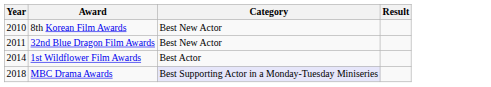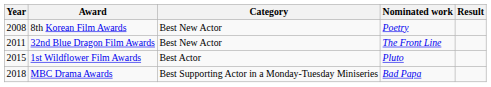+ column: (418, 12)
(16, 27) 2010 -> (16, 27) 2008
(16, 58) 2014 -> (16, 58) 2015
(269, 74) lavender background -> (269, 74) no background
